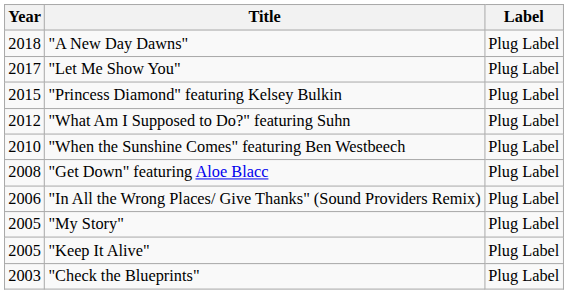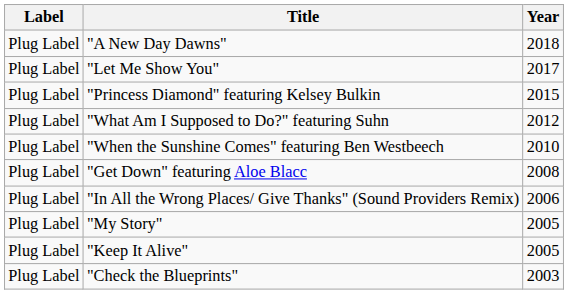columns swapped: (25, 17) <-> (524, 17)
